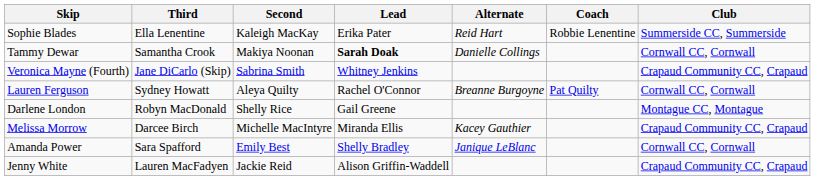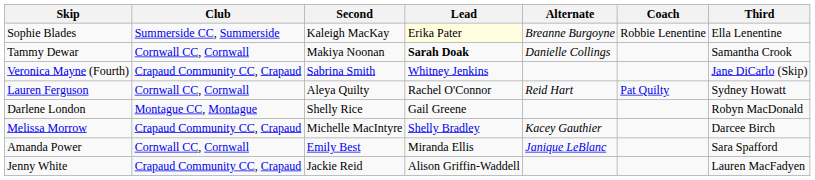columns swapped: (183, 14) <-> (724, 14)
(364, 33) no background -> (435, 33) lightyellow background
(478, 33) Reid Hart -> (570, 33) Breanne Burgoyne
(499, 90) Breanne Burgoyne -> (549, 90) Reid Hart
(370, 128) Miranda Ellis -> (444, 128) Shelly Bradley
(373, 147) Shelly Bradley -> (441, 147) Miranda Ellis
